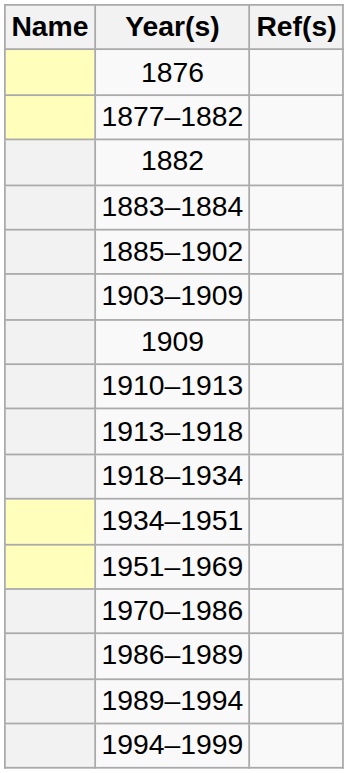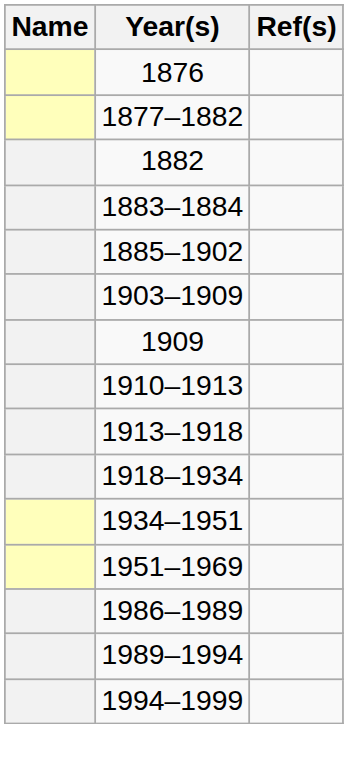- row: (172, 610)
